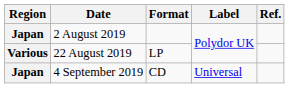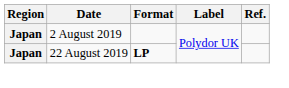(28, 53) Various -> (26, 53) Japan
(156, 53) normal -> (141, 53) bold
- row: (98, 72)
